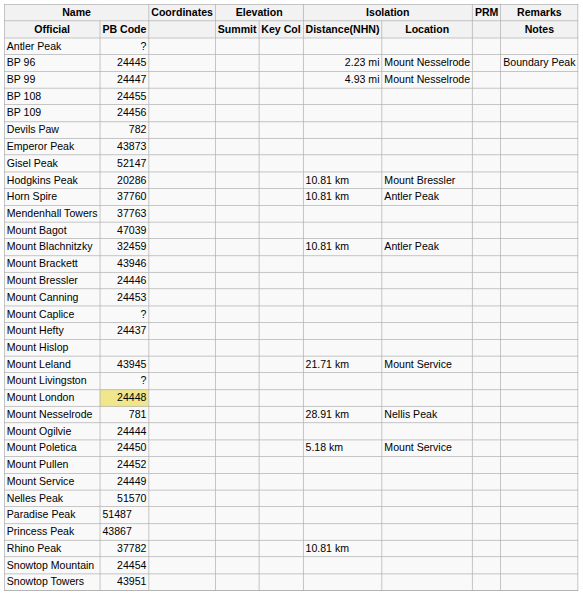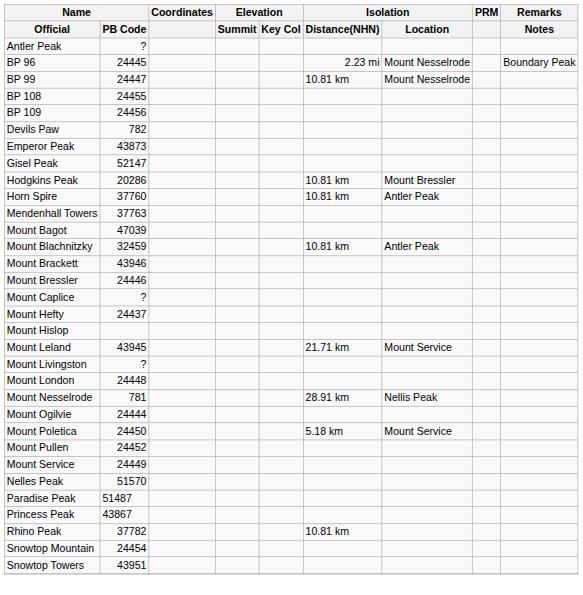(362, 79) 4.93 mi -> (327, 79) 10.81 km
- row: (43, 297)
(132, 398) khaki background -> (132, 381) no background
